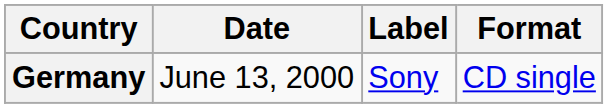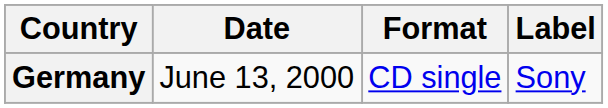columns swapped: (529, 28) <-> (408, 28)
